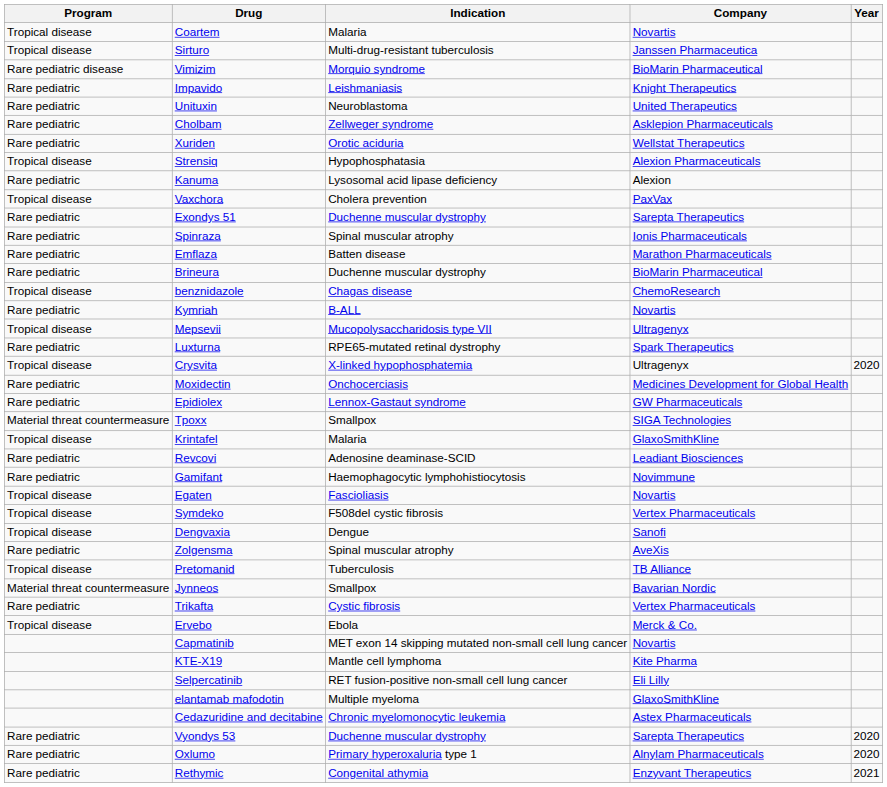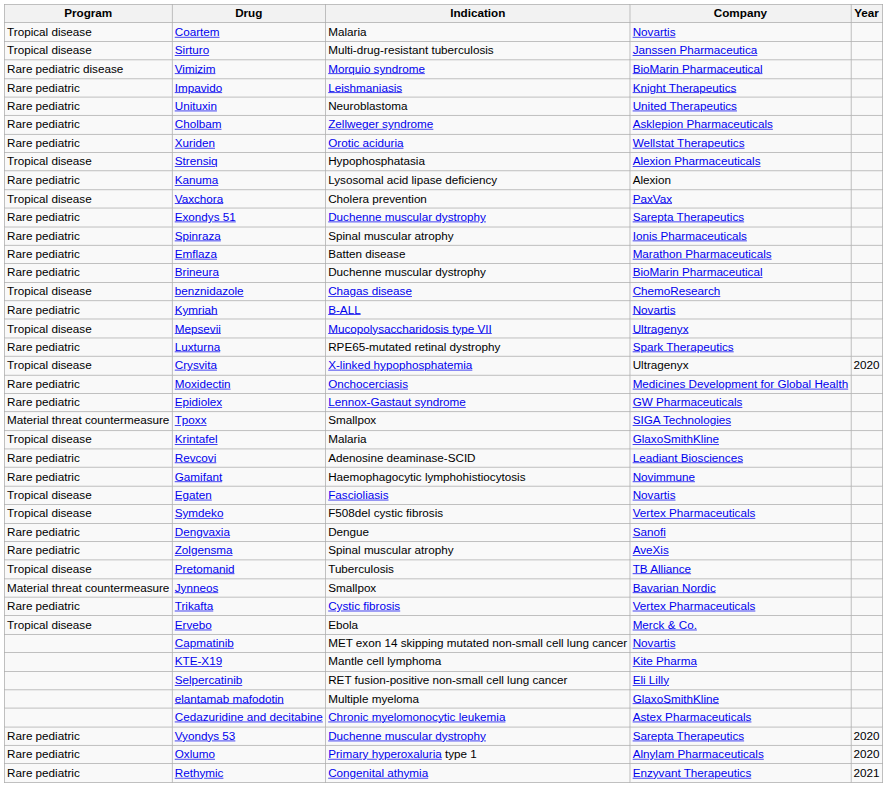(49, 532) Tropical disease -> (43, 532) Rare pediatric
